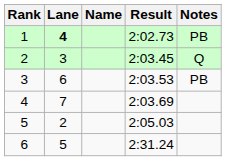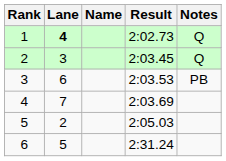(199, 36) PB -> (199, 36) Q
